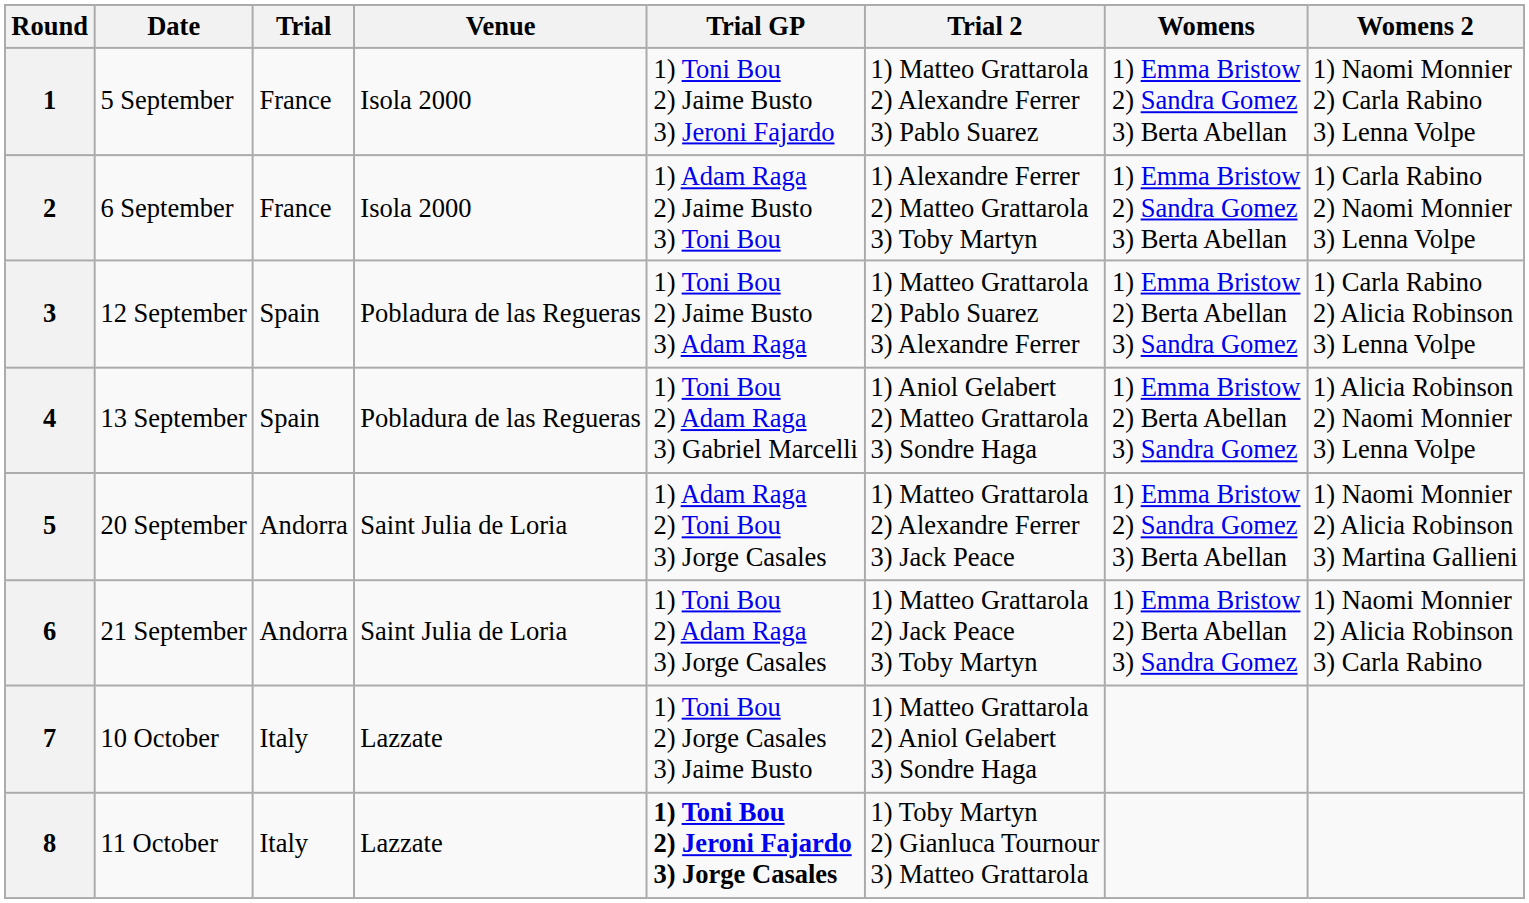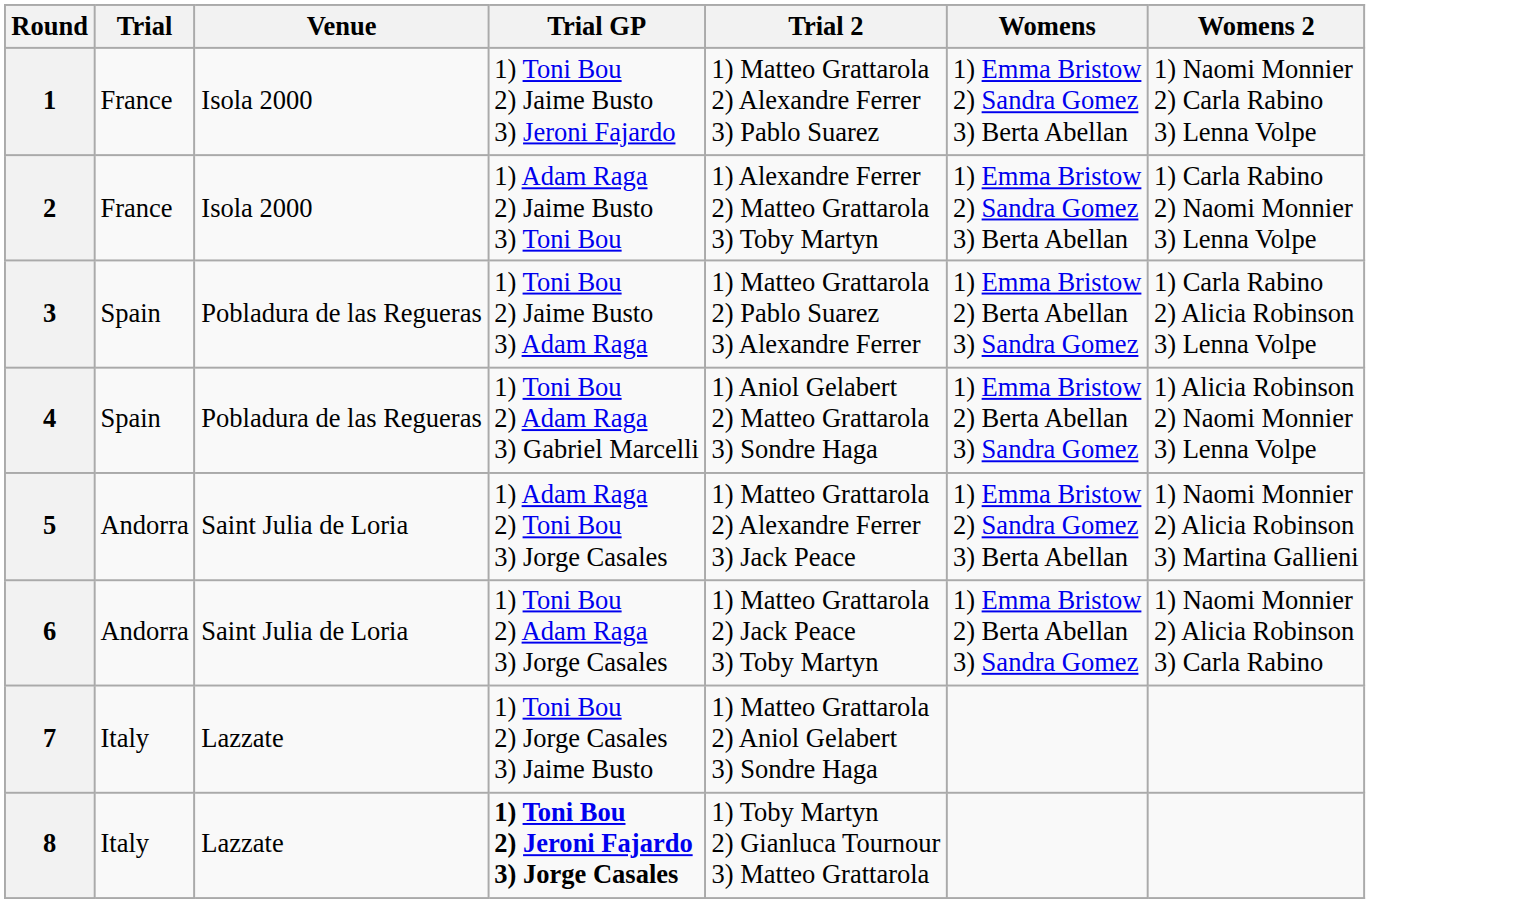- column: (174, 25)
